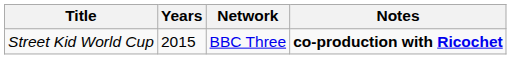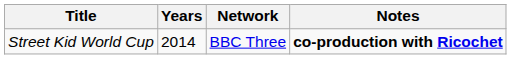(178, 41) 2015 -> (178, 41) 2014
